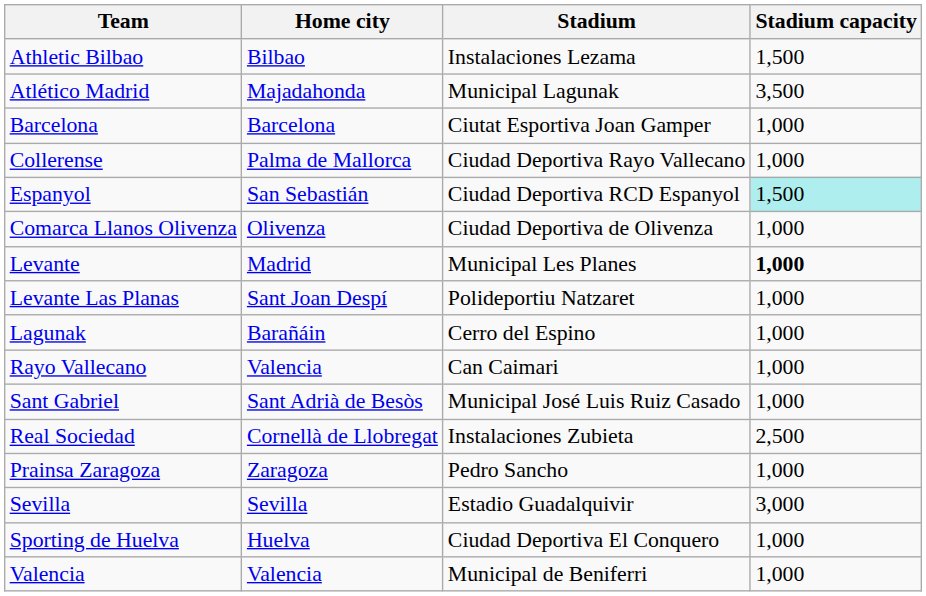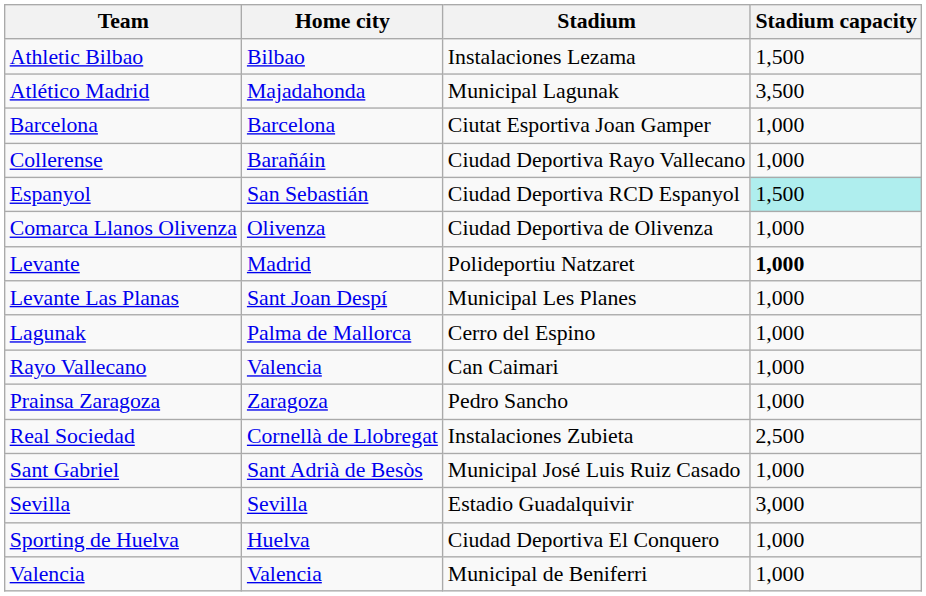(329, 159) Palma de Mallorca -> (286, 159) Barañáin
(542, 263) Municipal Les Planes -> (541, 263) Polideportiu Natzaret
(541, 297) Polideportiu Natzaret -> (542, 297) Municipal Les Planes
(286, 332) Barañáin -> (329, 332) Palma de Mallorca
rows swapped: (85, 470) <-> (64, 401)
